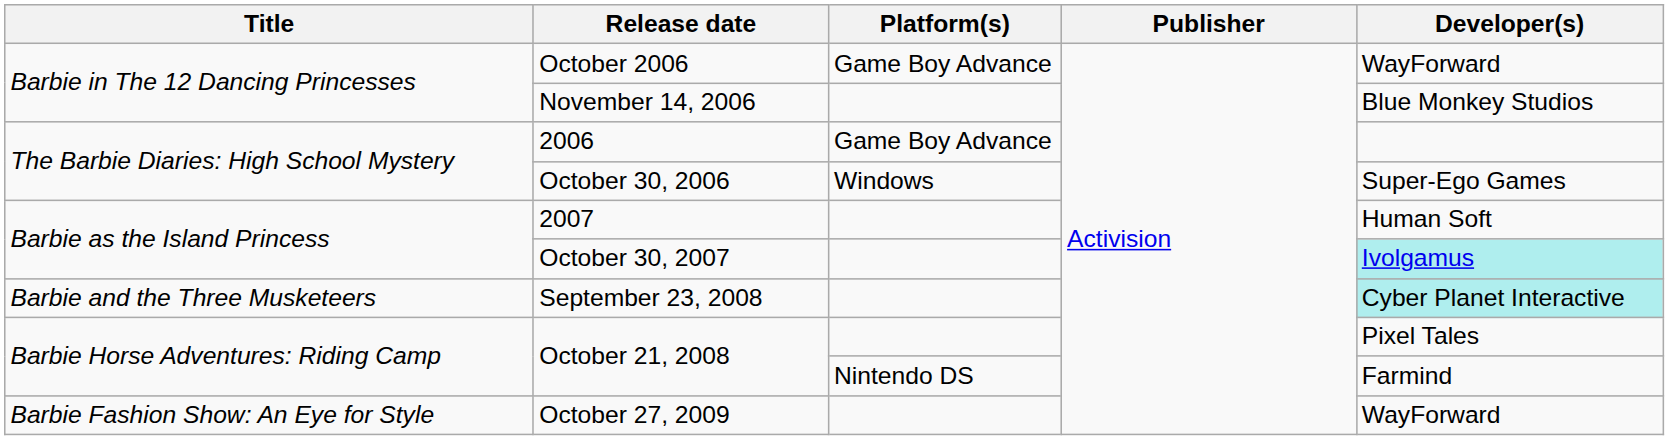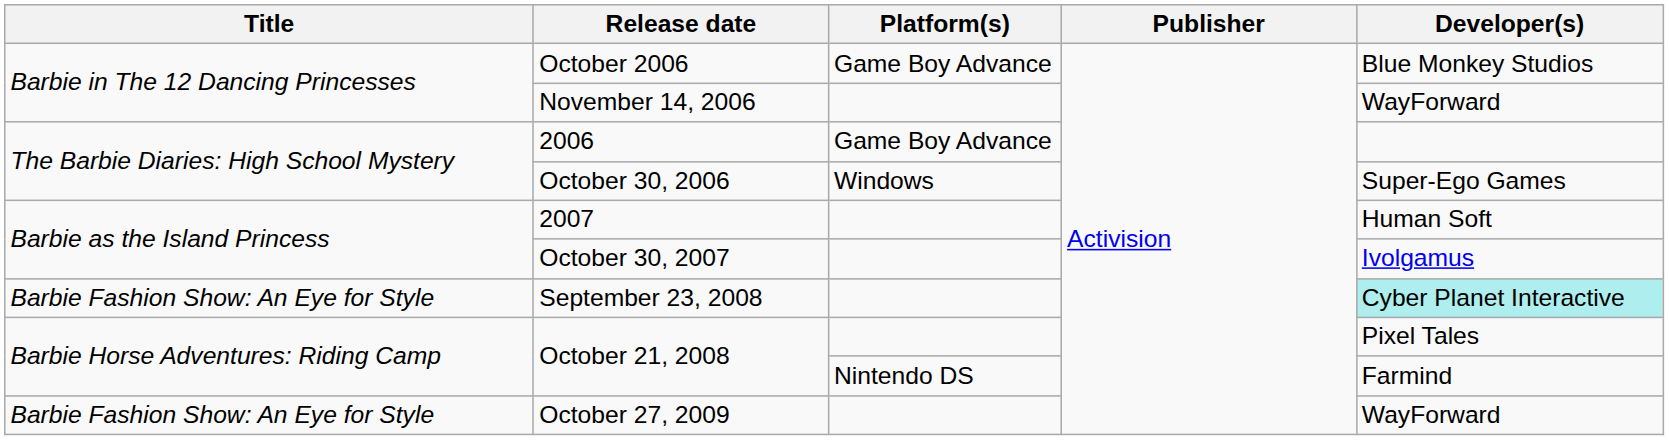(1431, 63) WayForward -> (1478, 63) Blue Monkey Studios
(1478, 102) Blue Monkey Studios -> (1431, 102) WayForward
(1418, 258) paleturquoise background -> (1418, 258) no background
(193, 297) Barbie and the Three Musketeers -> (222, 297) Barbie Fashion Show: An Eye for Style
